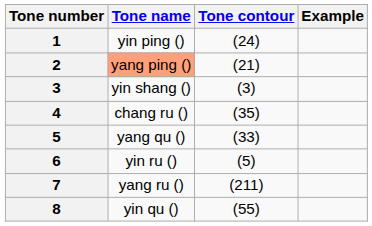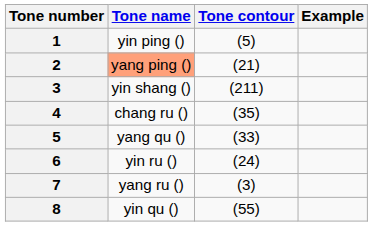(246, 40) (24) -> (246, 40) (5)
(246, 88) (3) -> (246, 88) (211)
(246, 161) (5) -> (246, 161) (24)
(246, 185) (211) -> (246, 185) (3)
